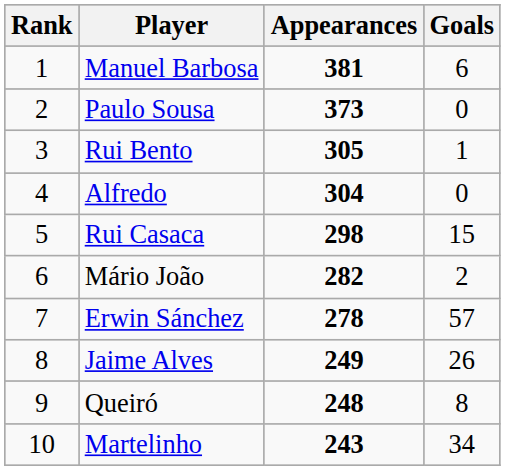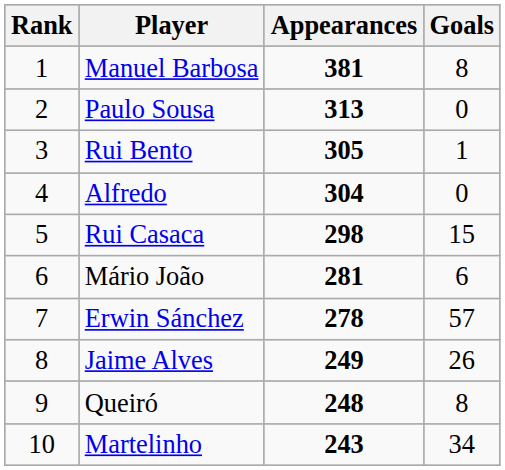(462, 67) 6 -> (462, 67) 8
(344, 109) 373 -> (344, 109) 313
(344, 276) 282 -> (344, 276) 281
(462, 276) 2 -> (462, 276) 6
